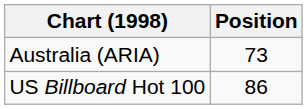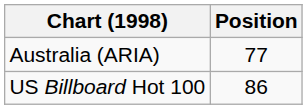(256, 54) 73 -> (256, 54) 77
